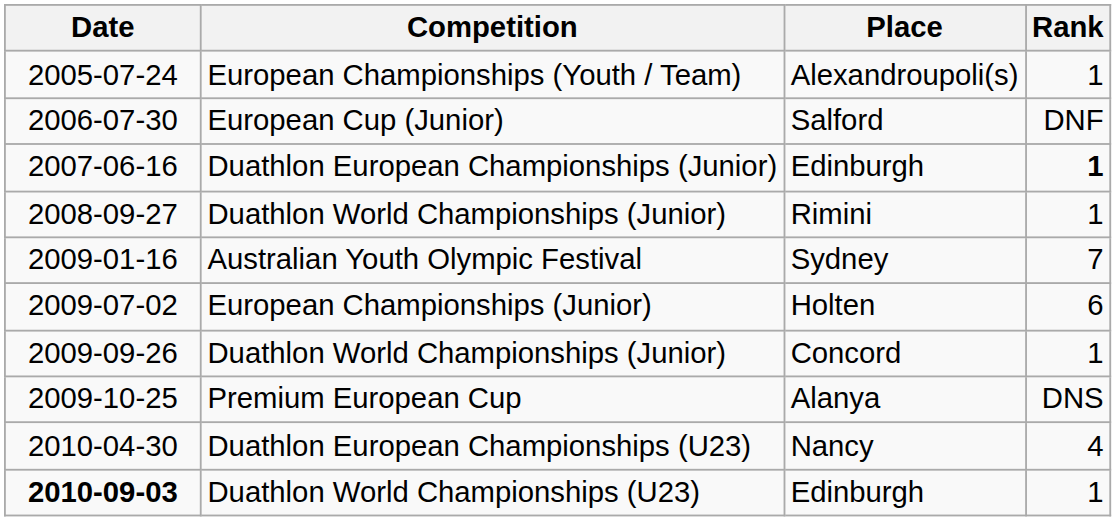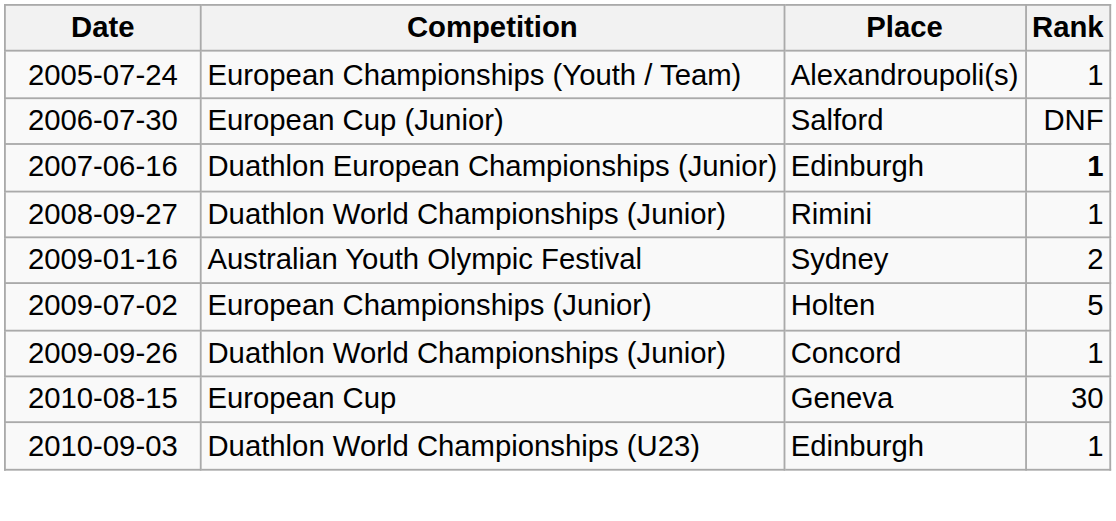(1095, 259) 7 -> (1095, 259) 2
(1095, 306) 6 -> (1095, 306) 5
- row: (365, 399)
- row: (479, 445)
+ row: (302, 399)
(103, 492) bold -> (103, 445) normal
